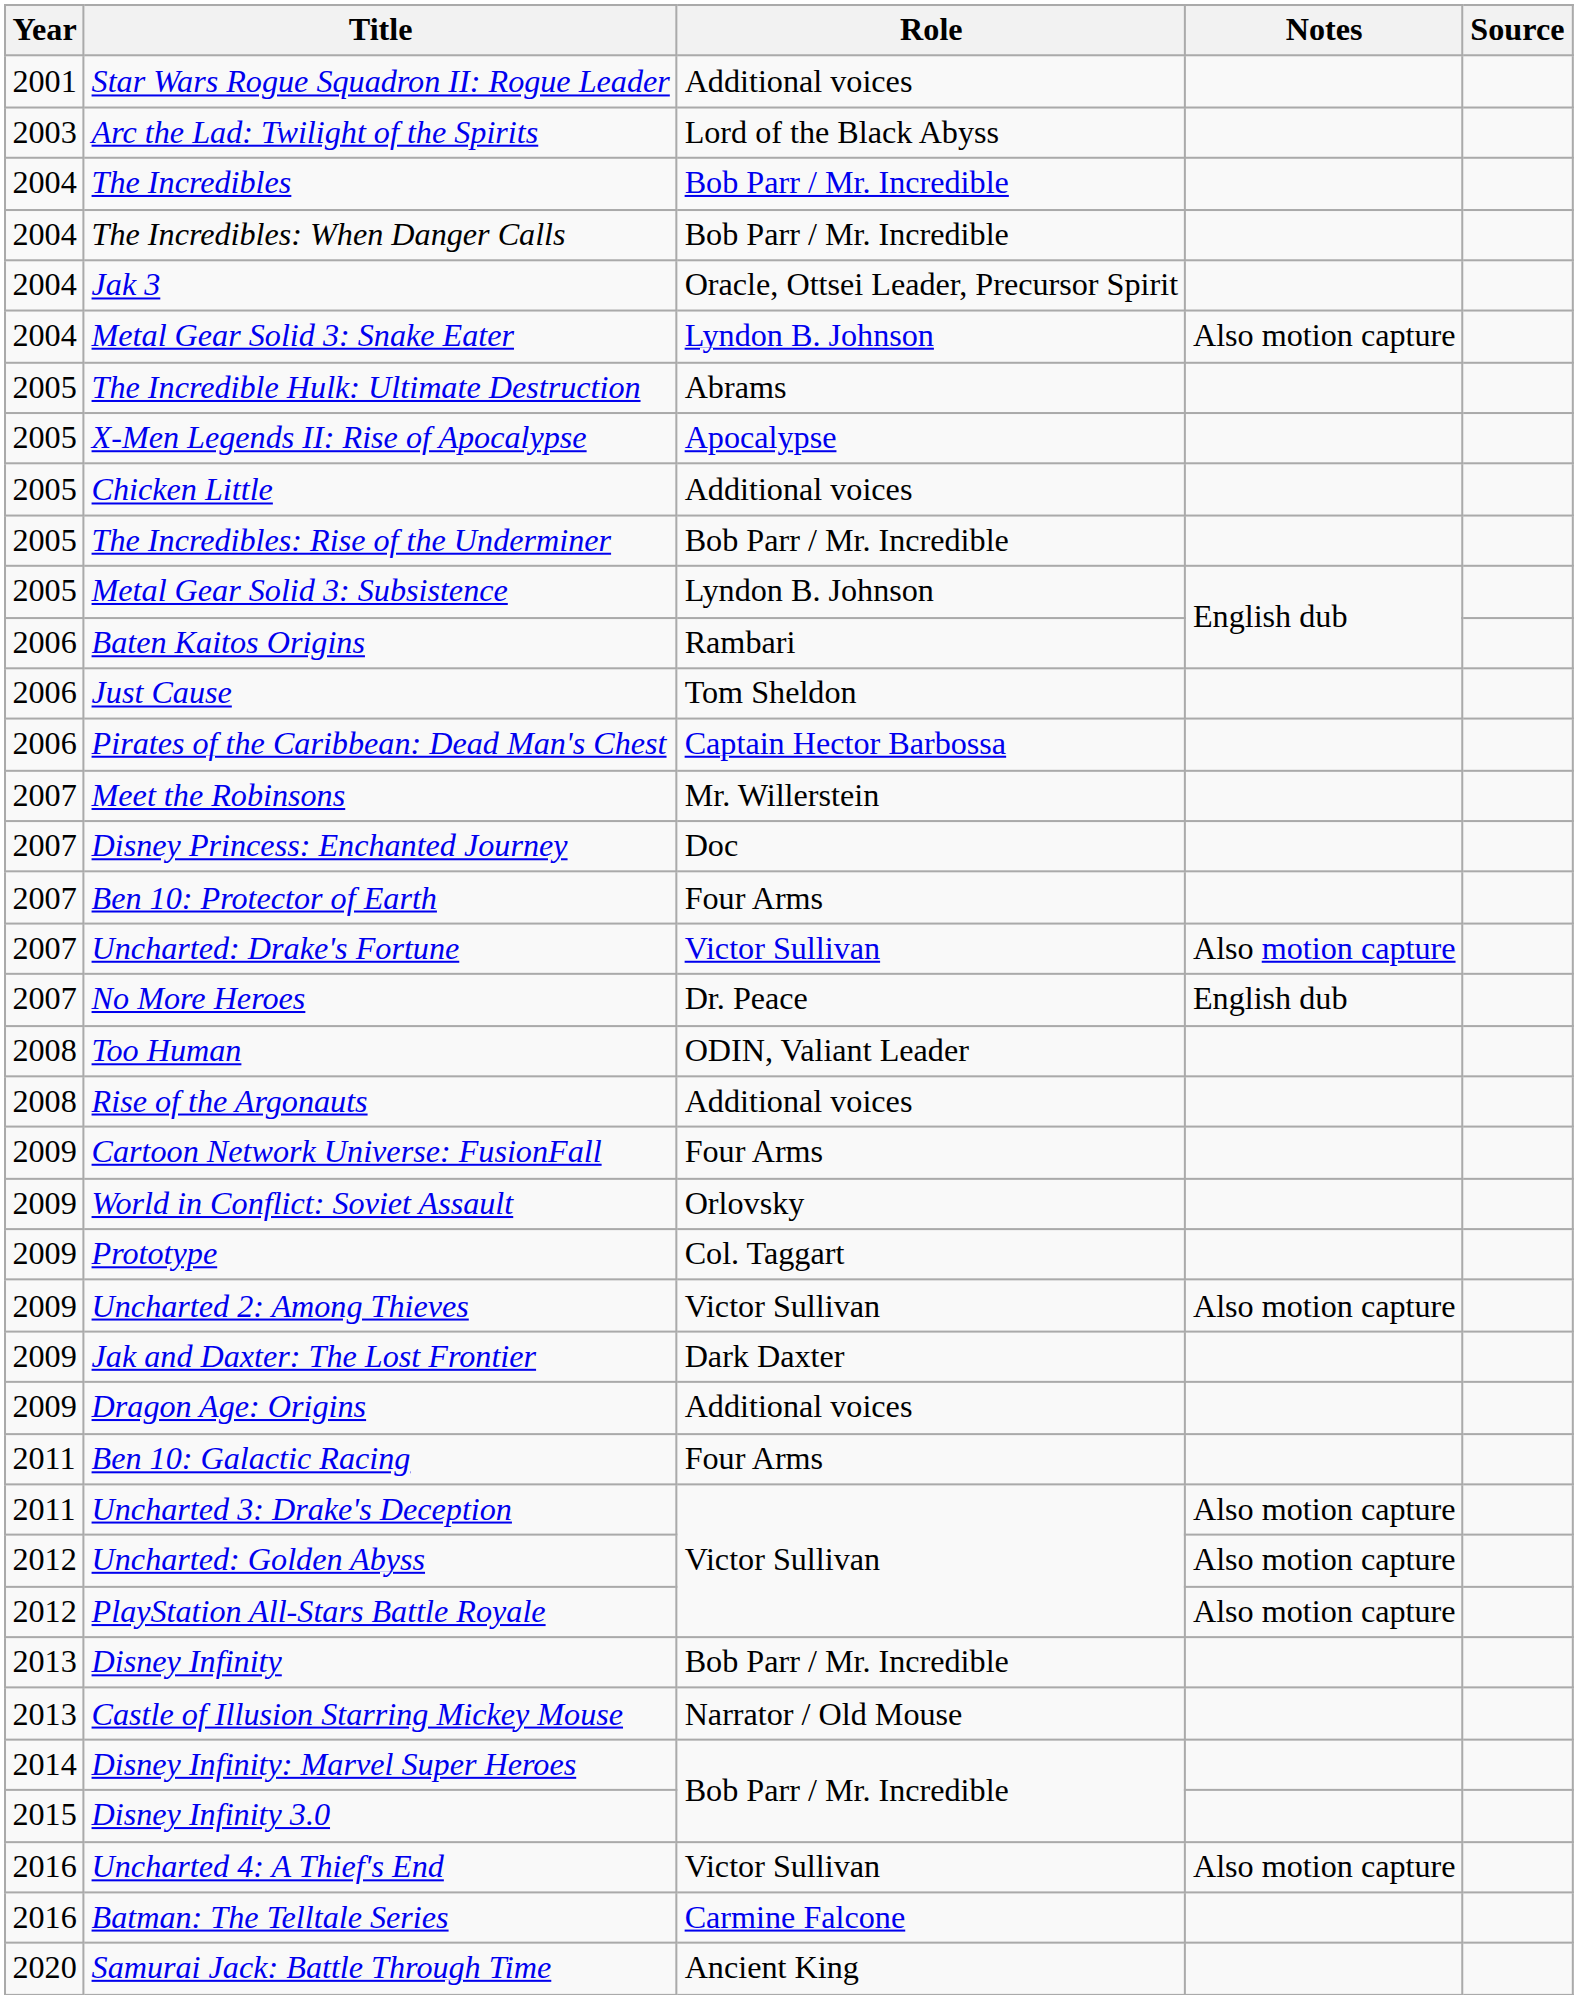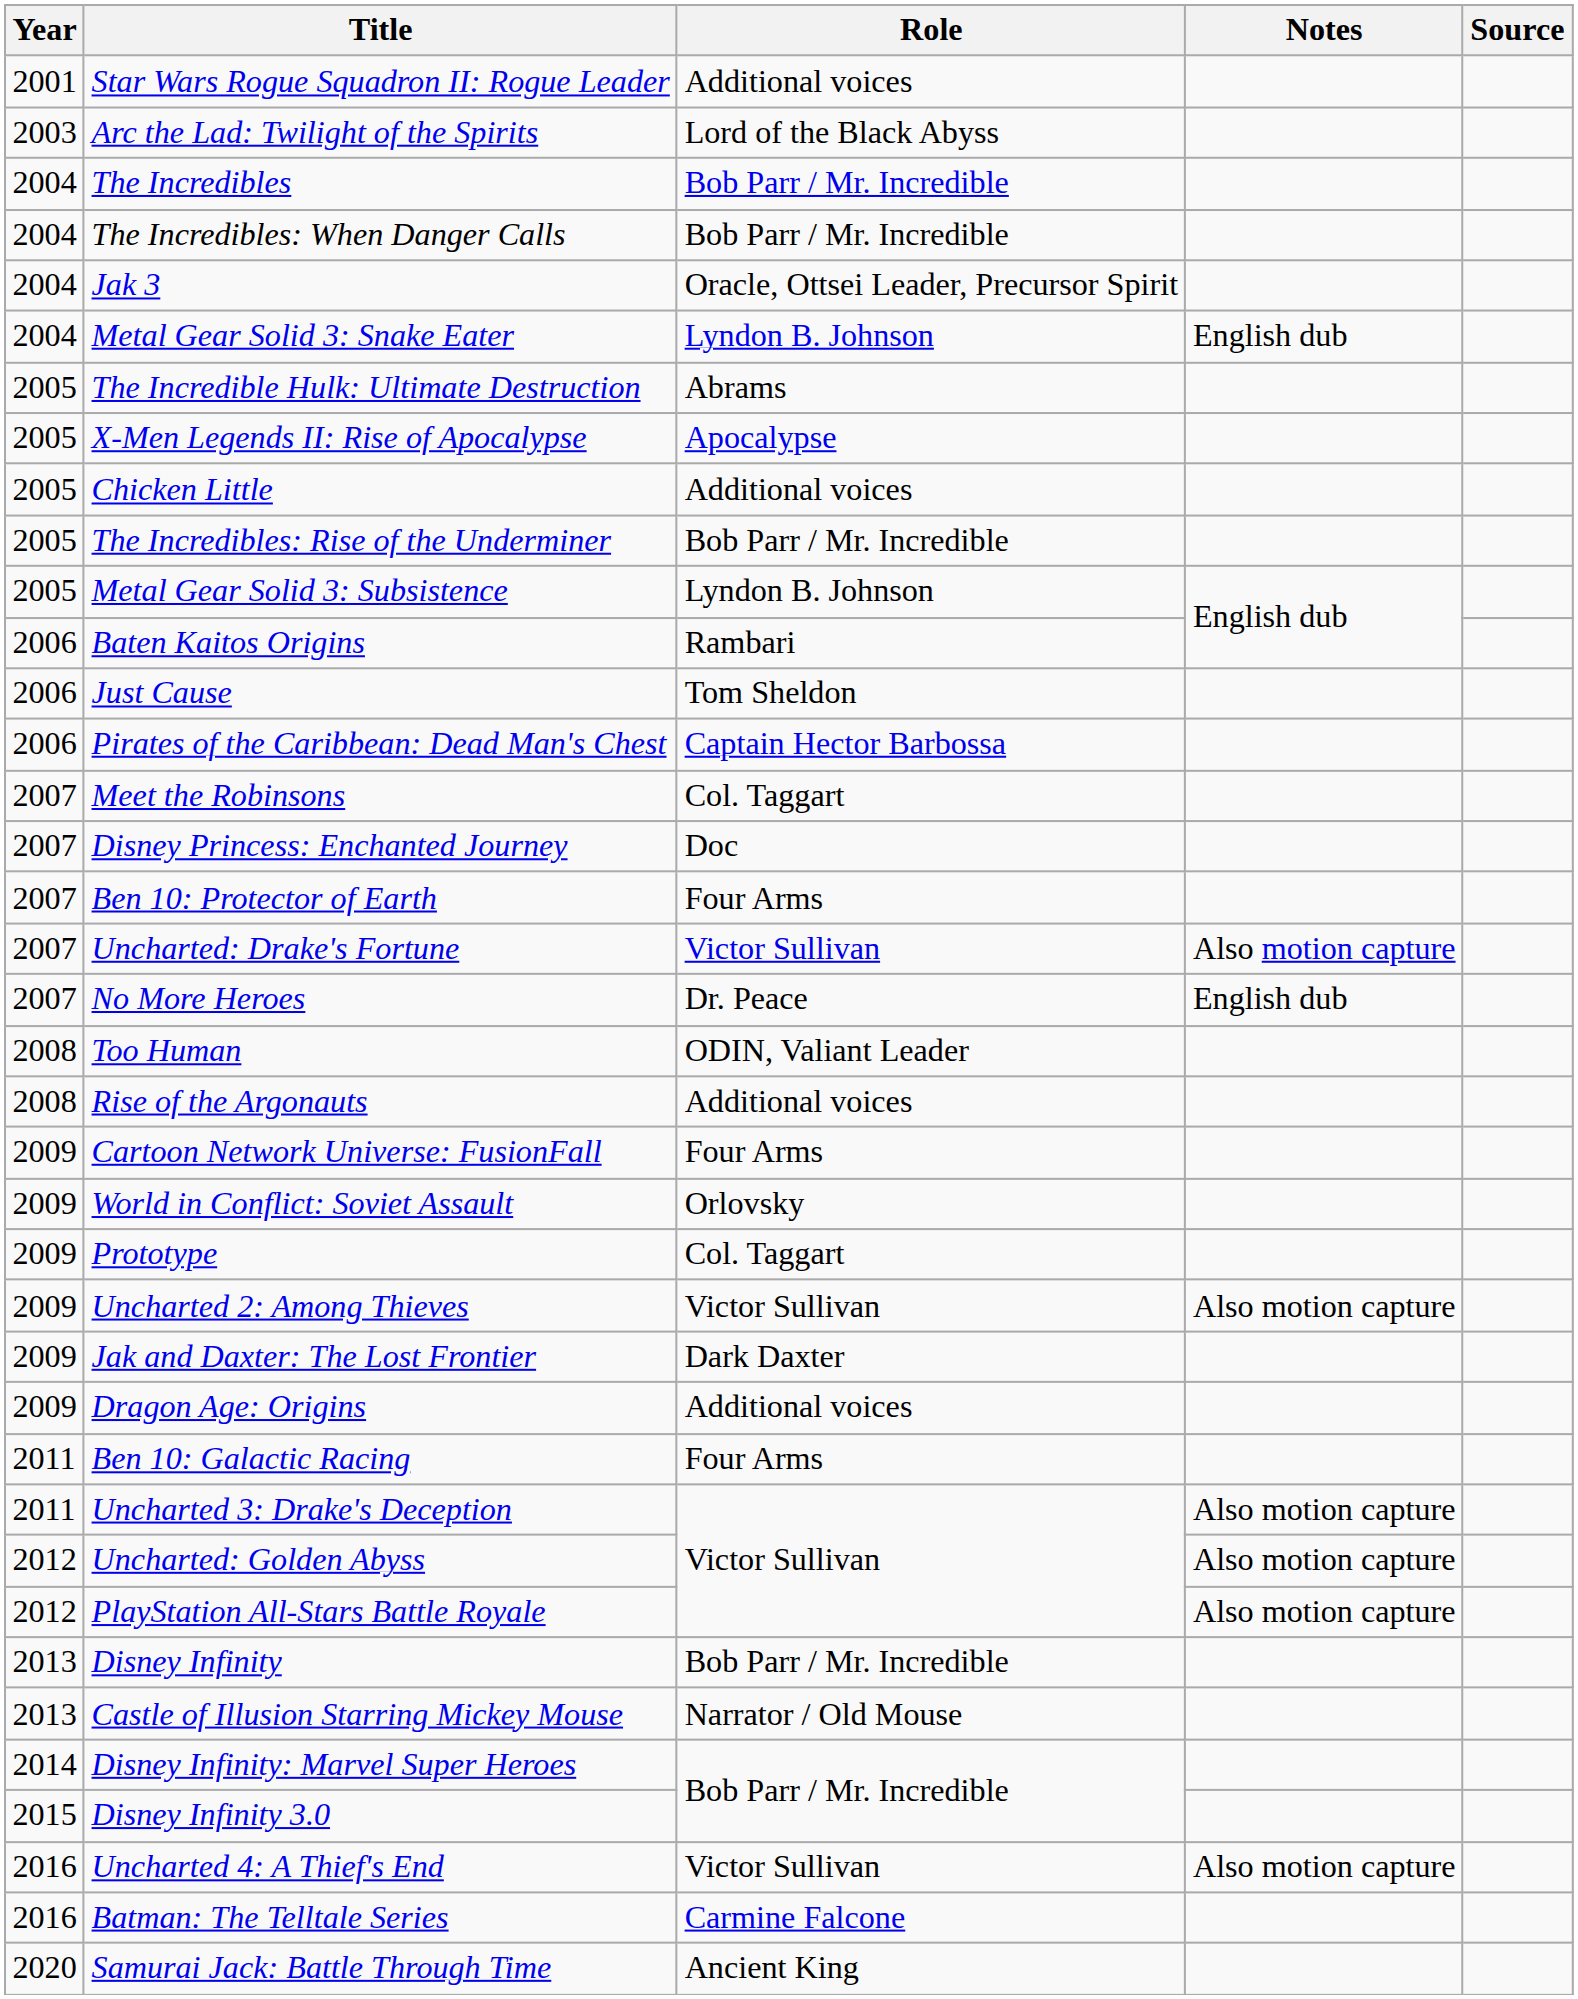(1324, 336) Also motion capture -> (1270, 336) English dub
(782, 795) Mr. Willerstein -> (765, 795) Col. Taggart
